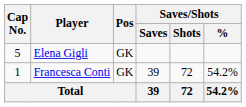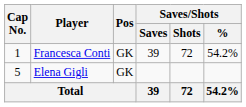rows swapped: (72, 72) <-> (61, 52)
